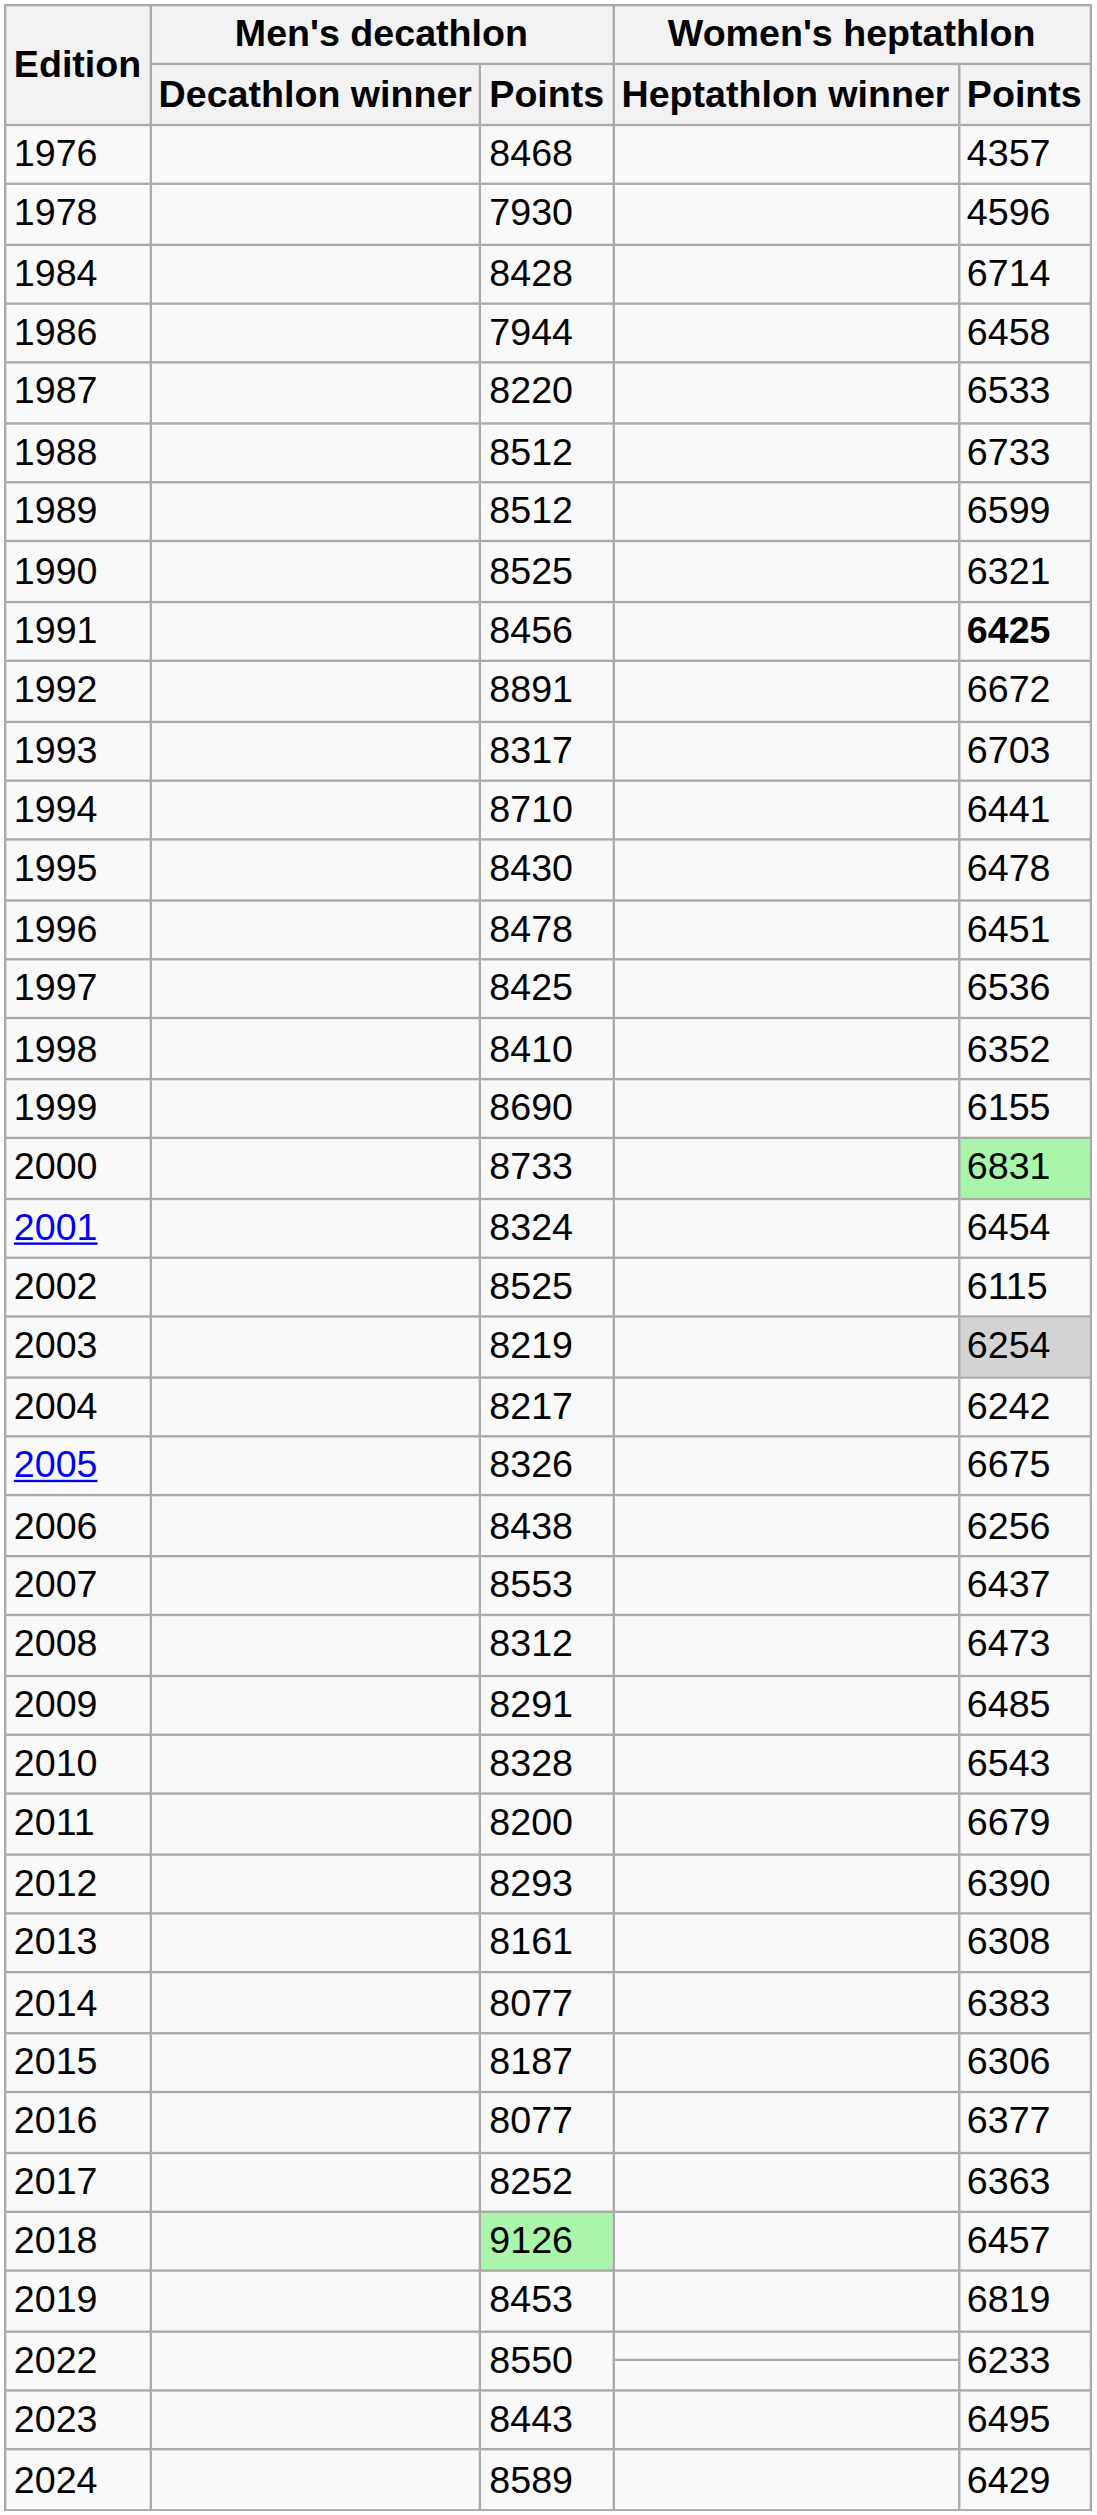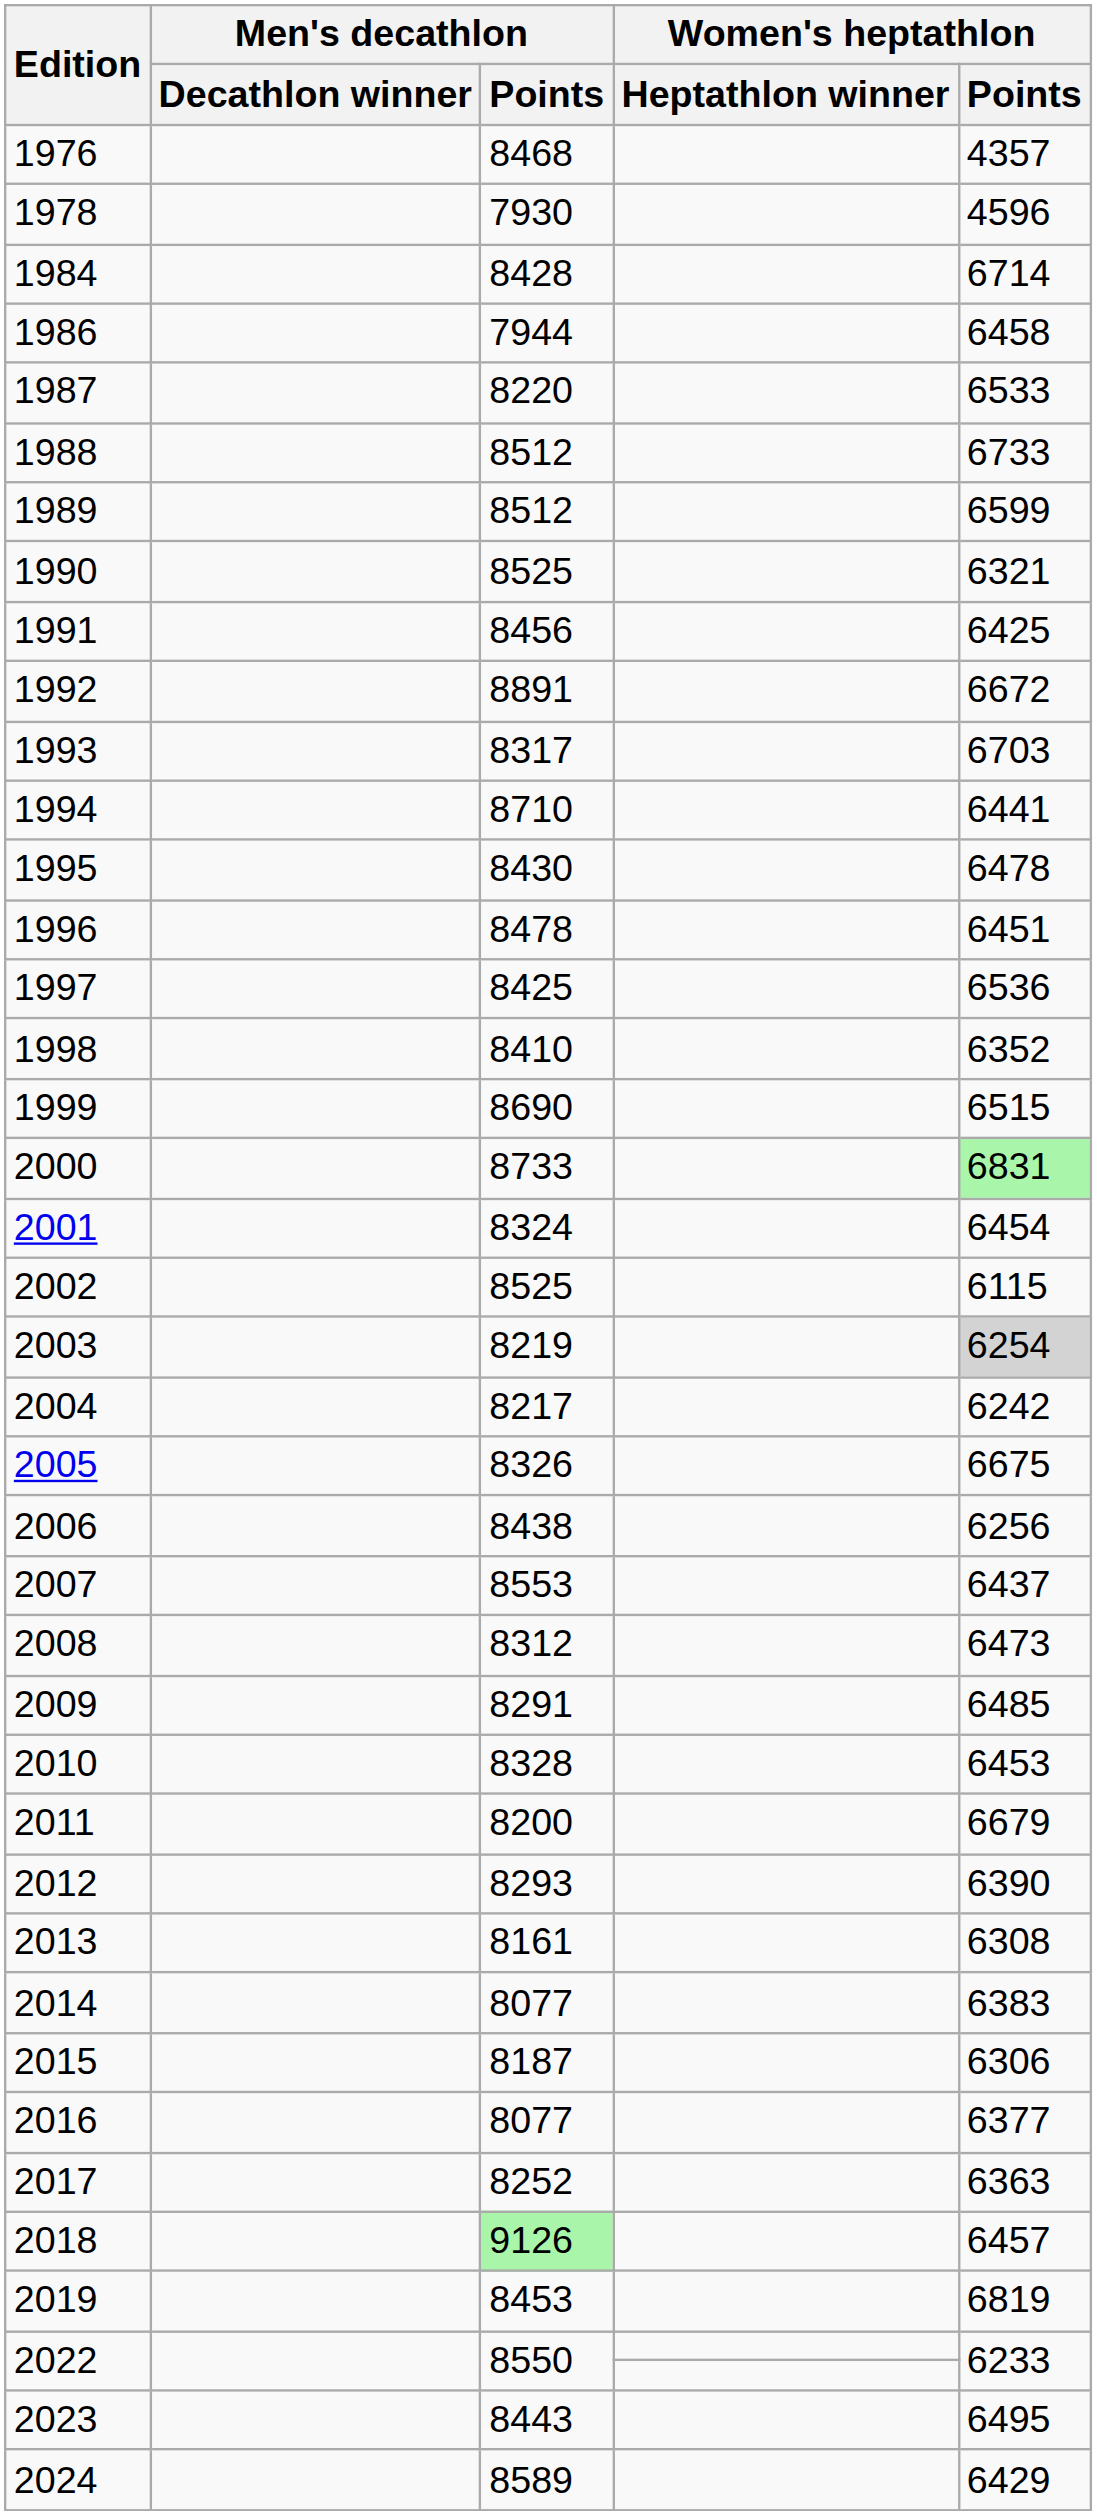(1009, 630) bold -> (1009, 630) normal
(1009, 1107) 6155 -> (1009, 1107) 6515
(1009, 1763) 6543 -> (1009, 1763) 6453
